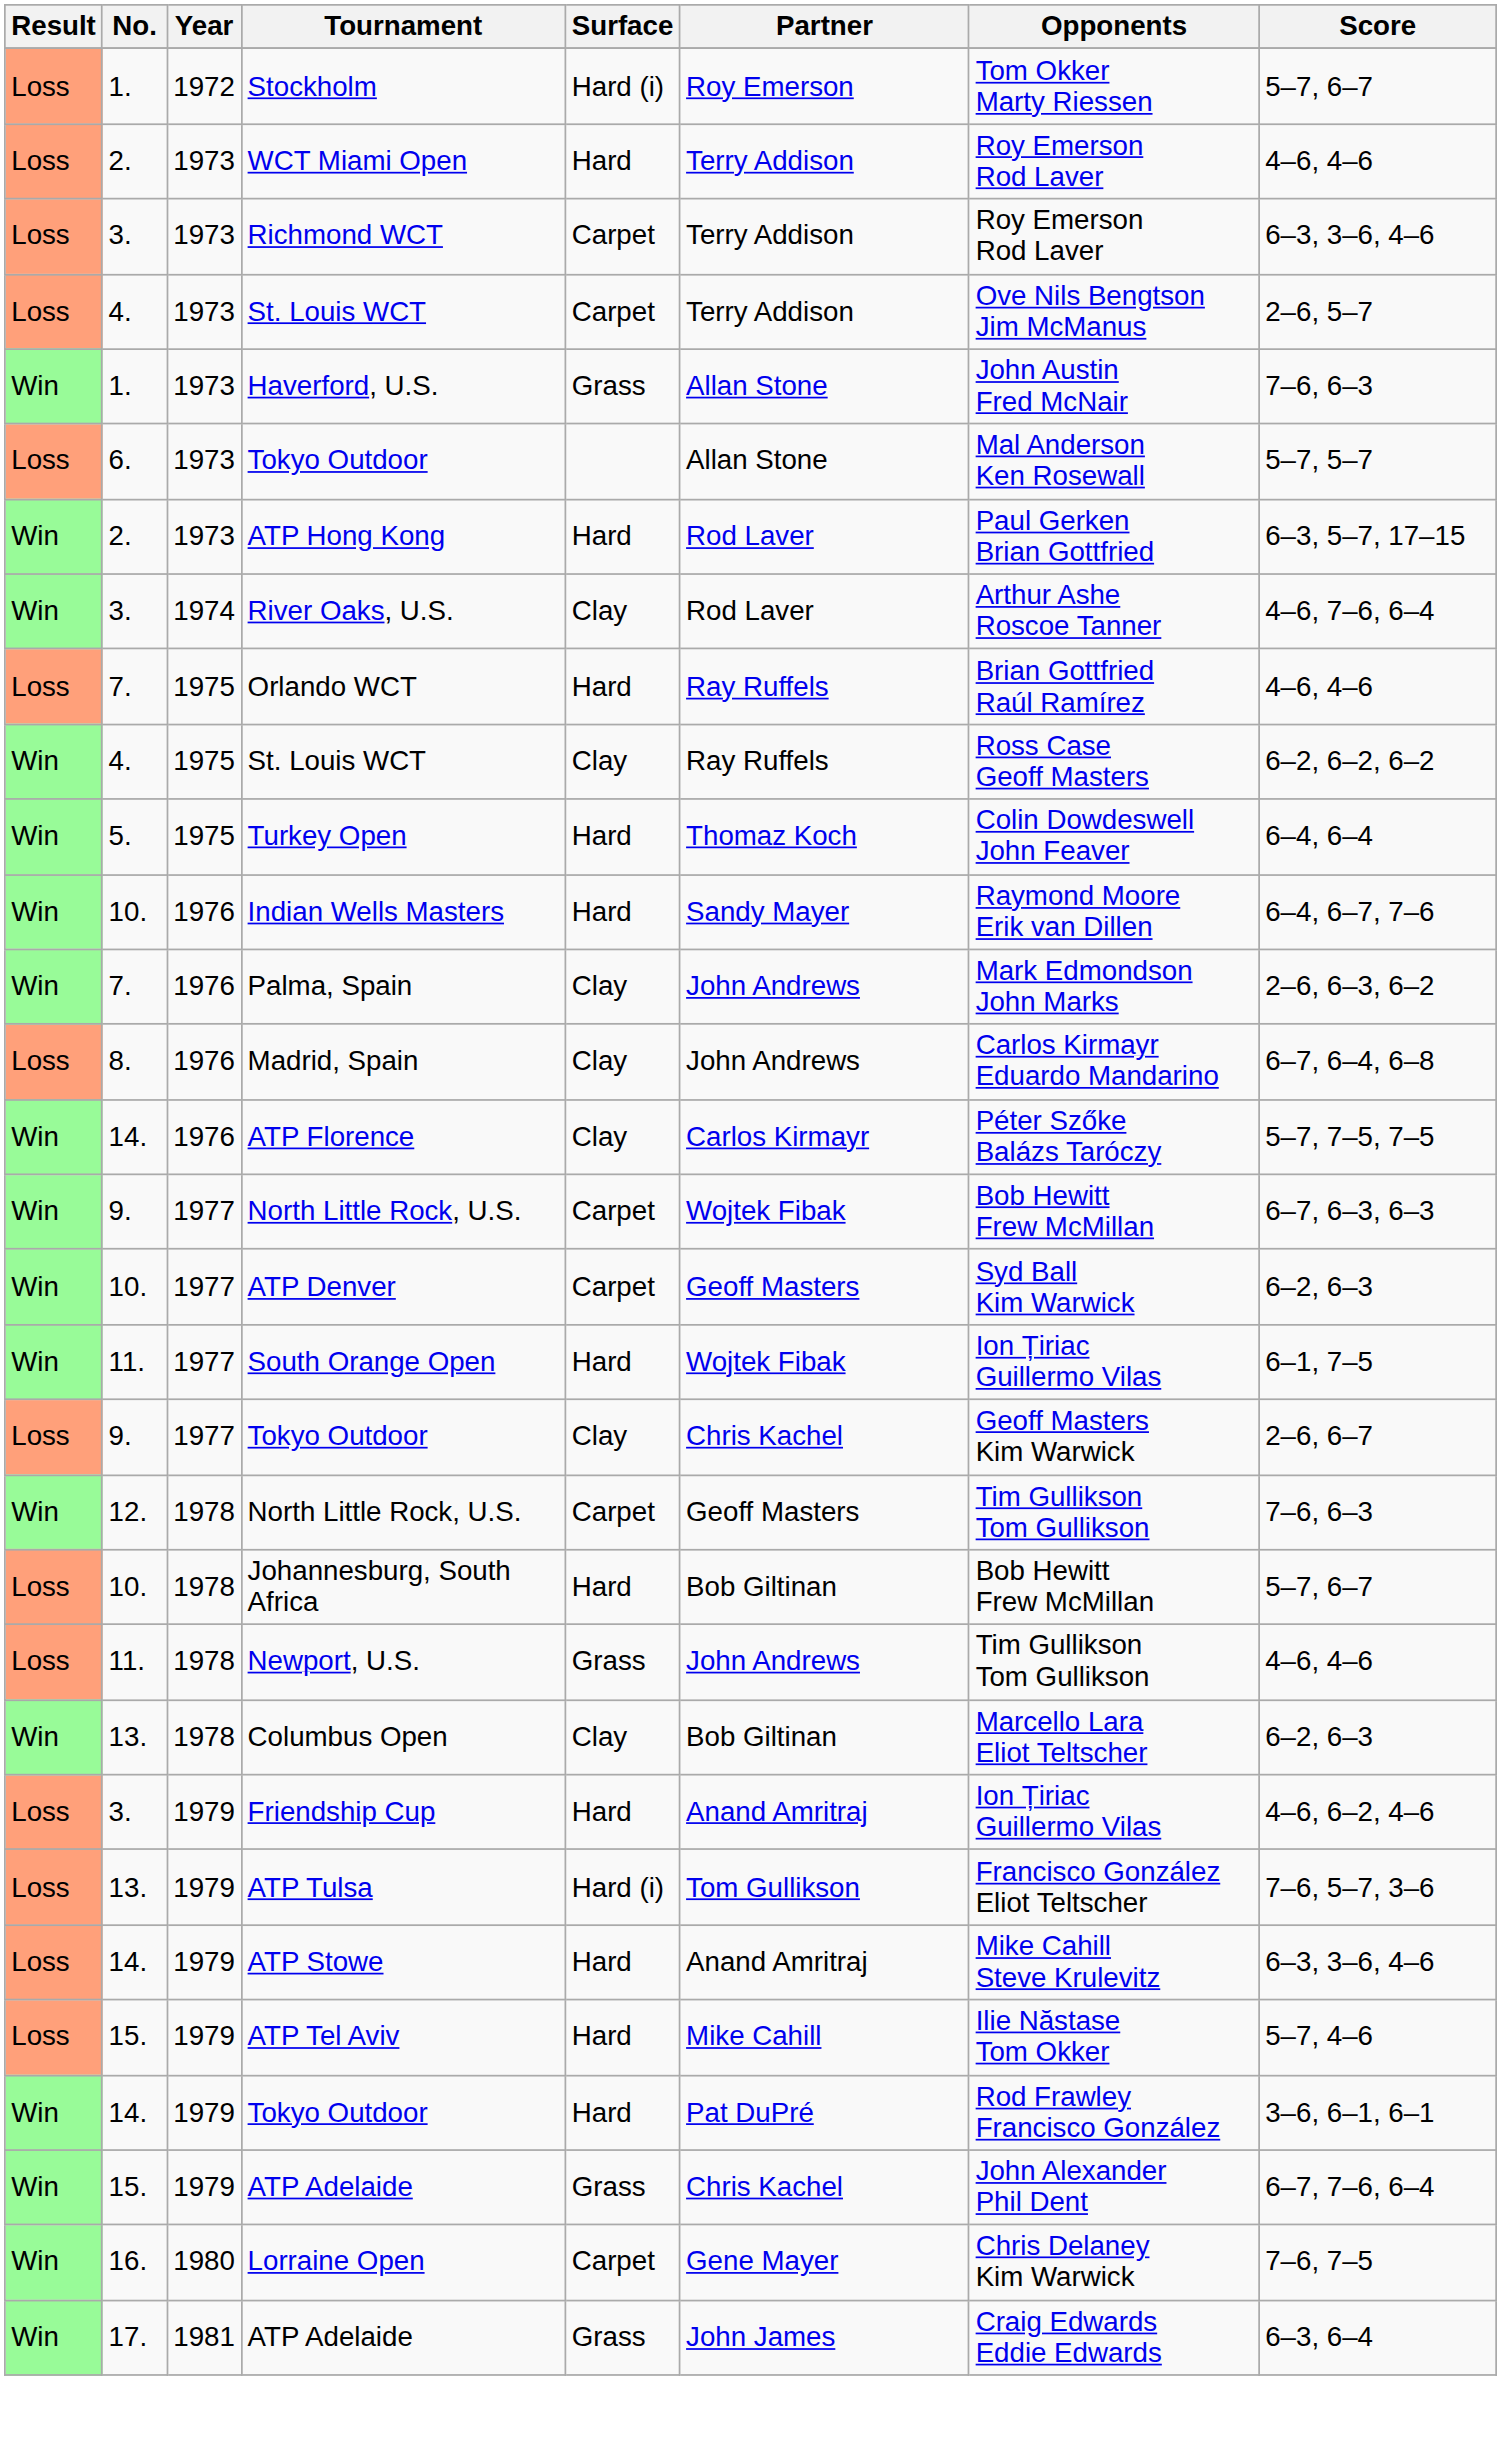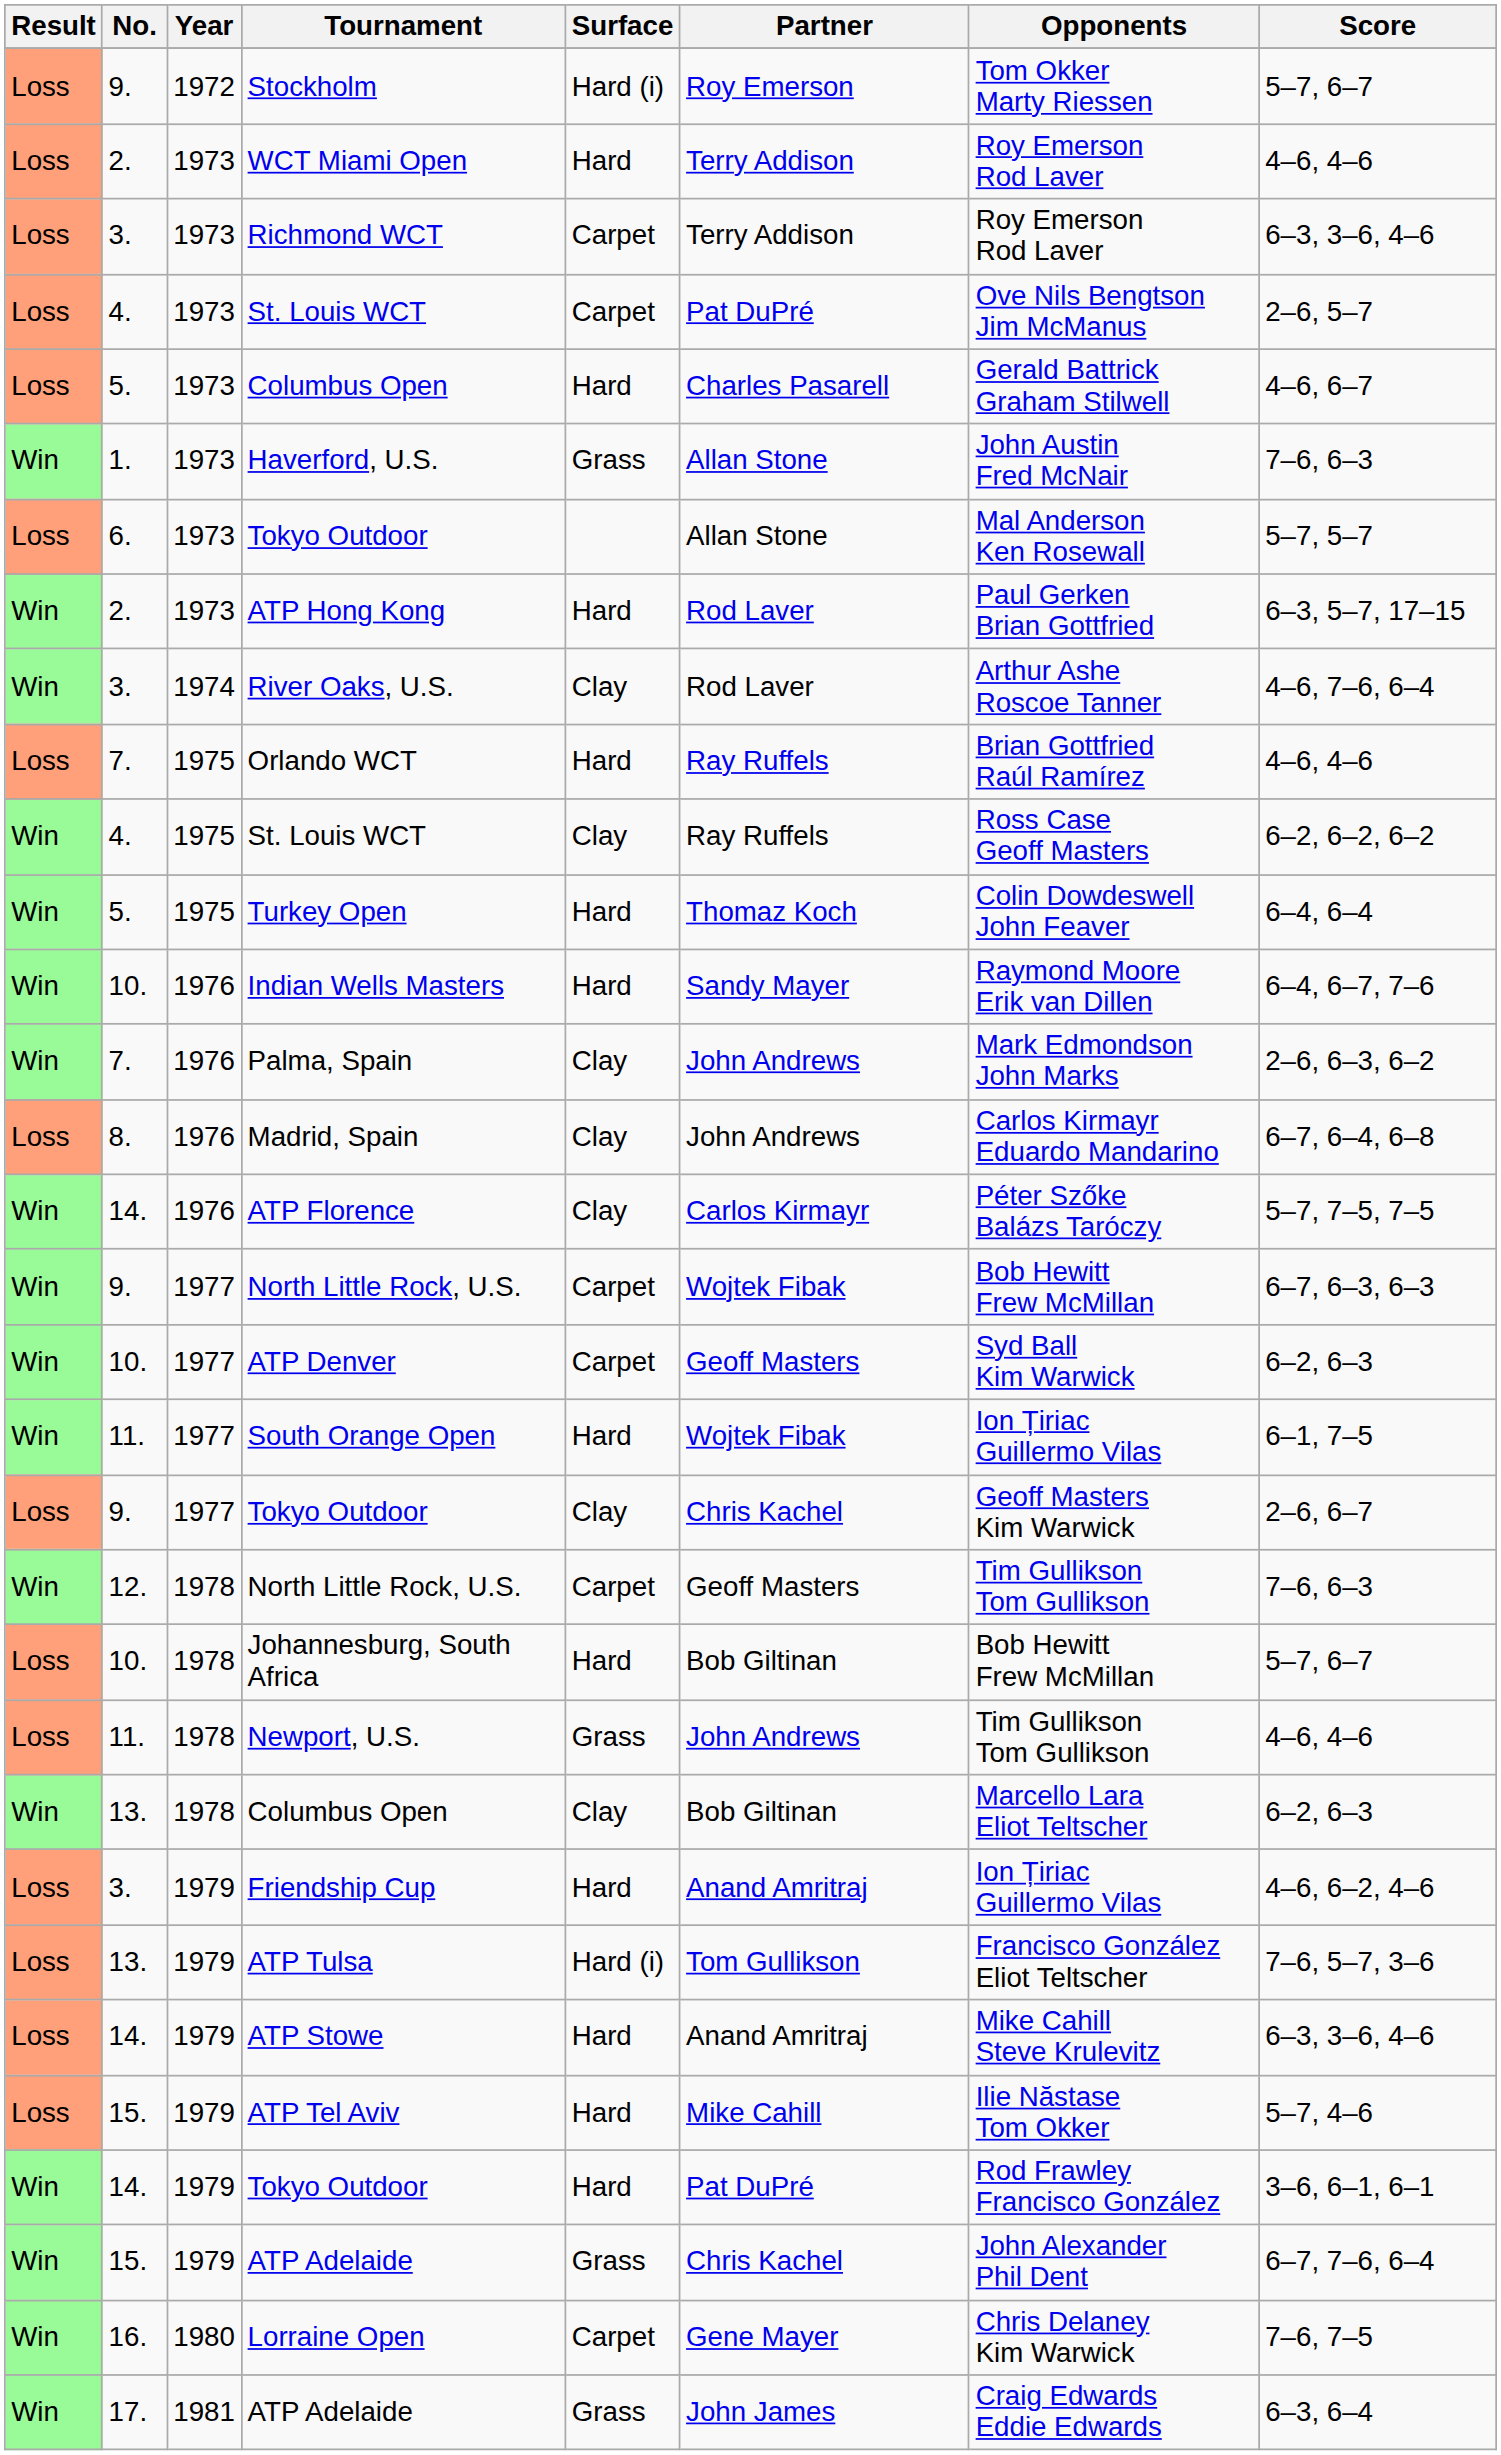(120, 85) 1. -> (120, 85) 9.
(770, 311) Terry Addison -> (750, 311) Pat DuPré
+ row: (204, 386)
